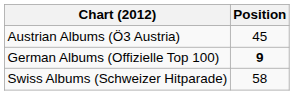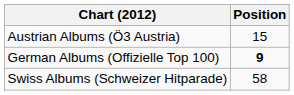(260, 36) 45 -> (260, 36) 15
